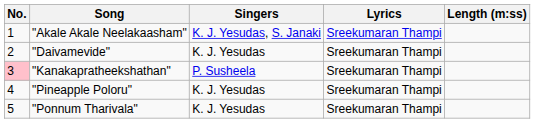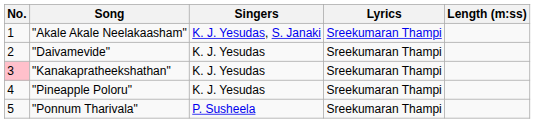(224, 71) P. Susheela -> (229, 71) K. J. Yesudas
(229, 109) K. J. Yesudas -> (224, 109) P. Susheela
